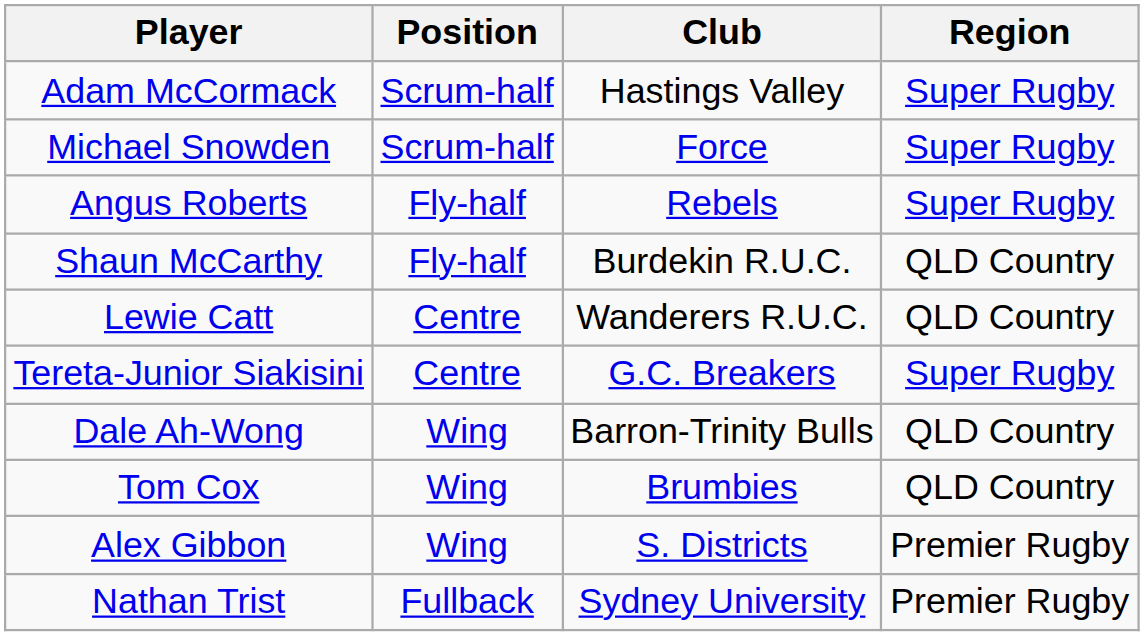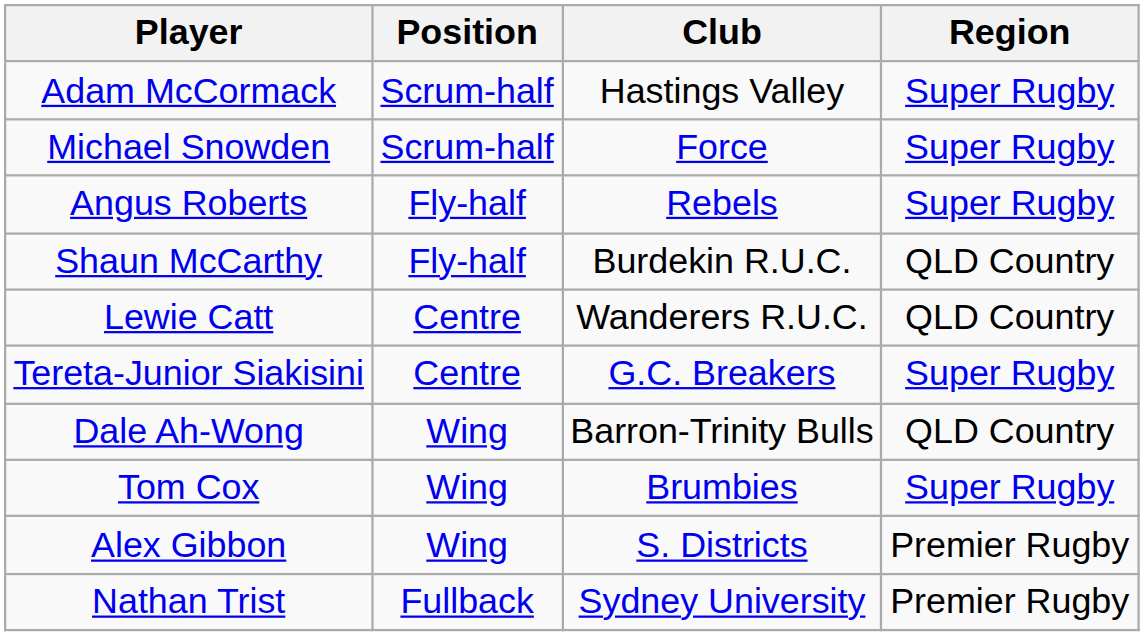(1010, 487) QLD Country -> (1010, 487) Super Rugby
